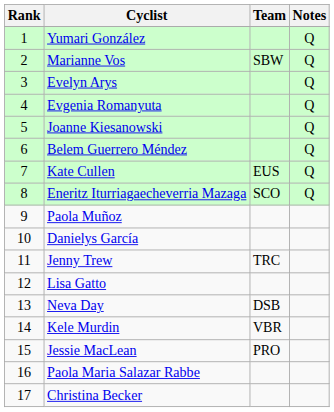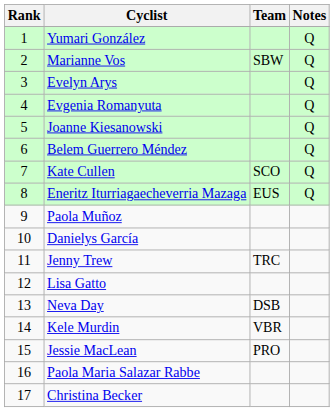(266, 171) EUS -> (267, 171) SCO
(267, 194) SCO -> (266, 194) EUS
